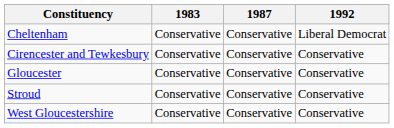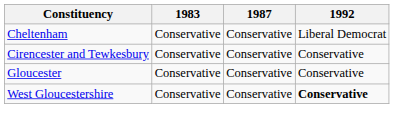- row: (24, 93)
(331, 113) normal -> (333, 93) bold
